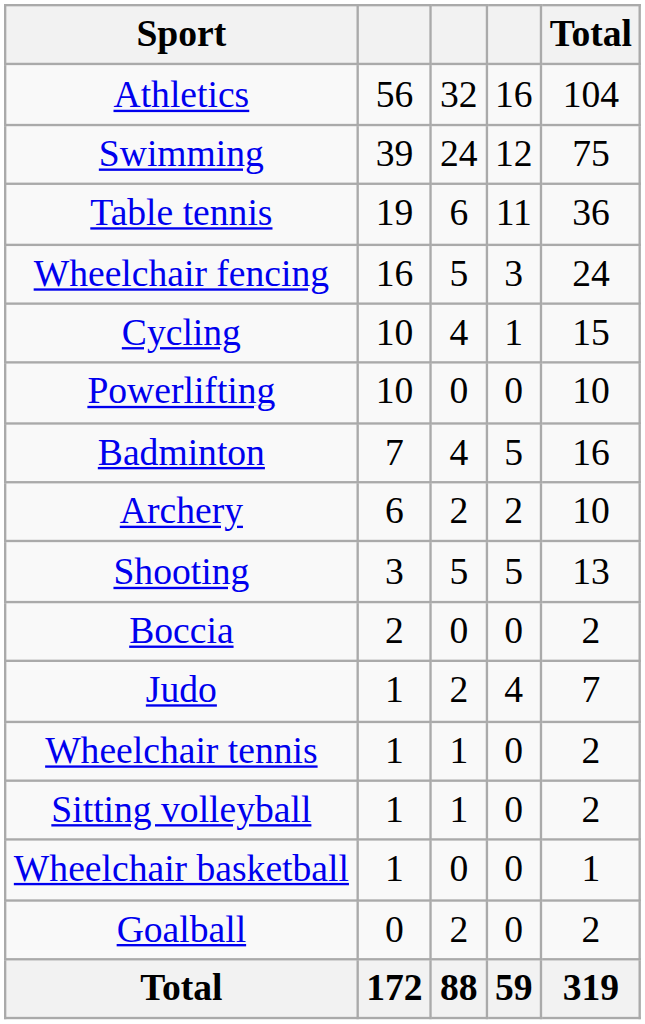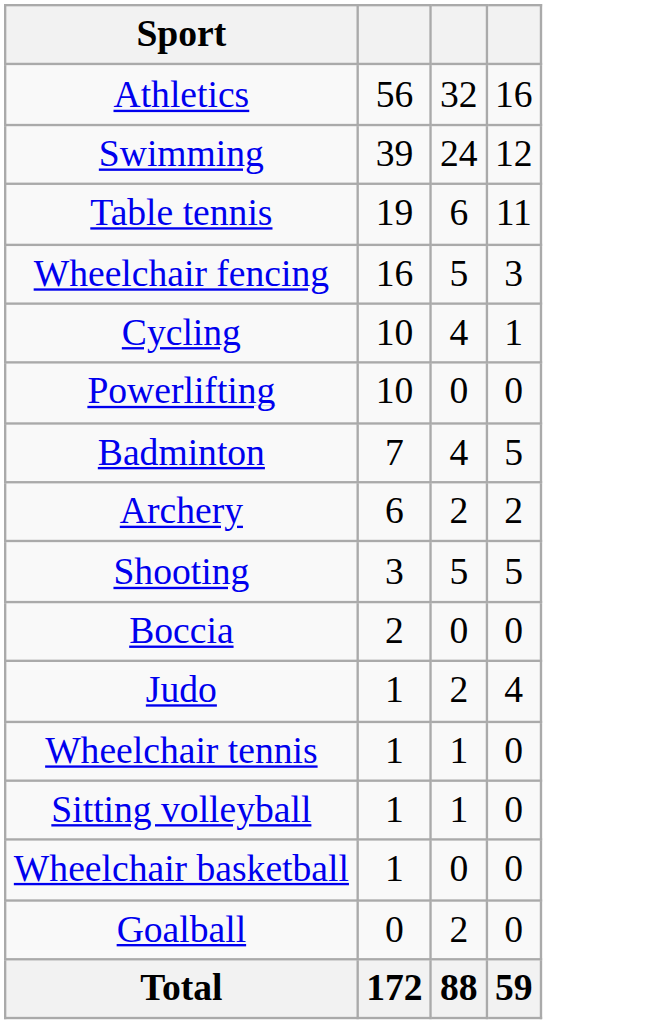- column: (591, 34)
